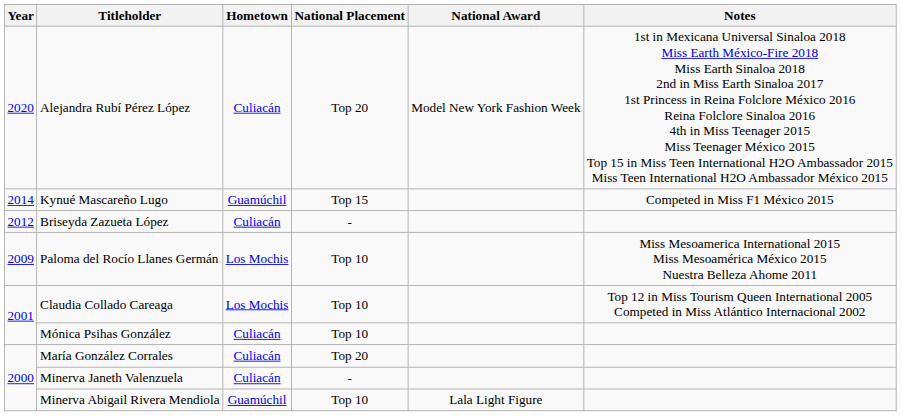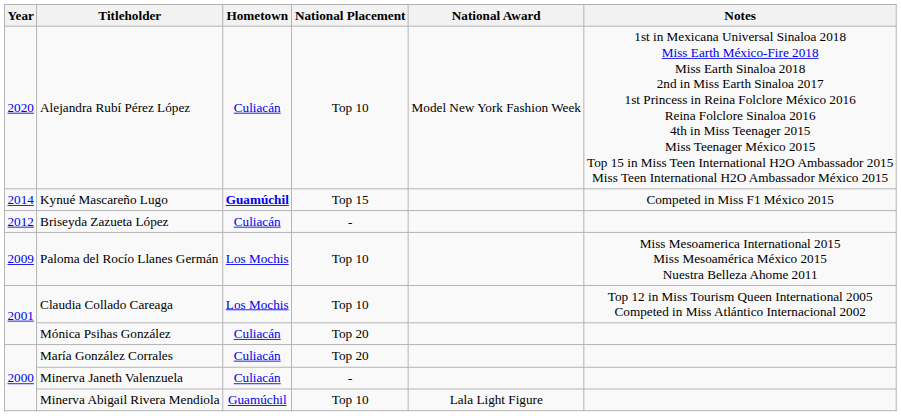(350, 107) Top 20 -> (350, 107) Top 10
(257, 200) normal -> (257, 200) bold
(350, 334) Top 10 -> (350, 334) Top 20
